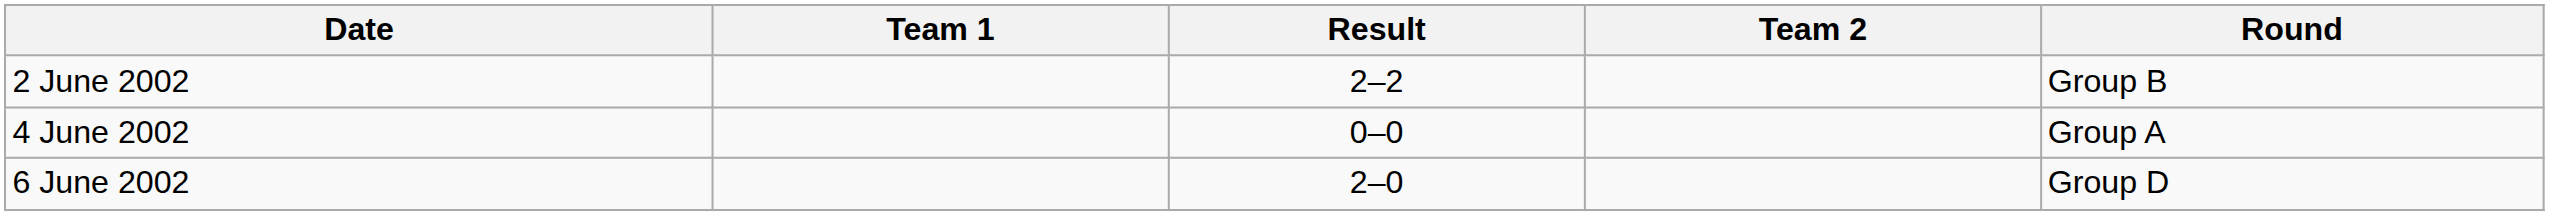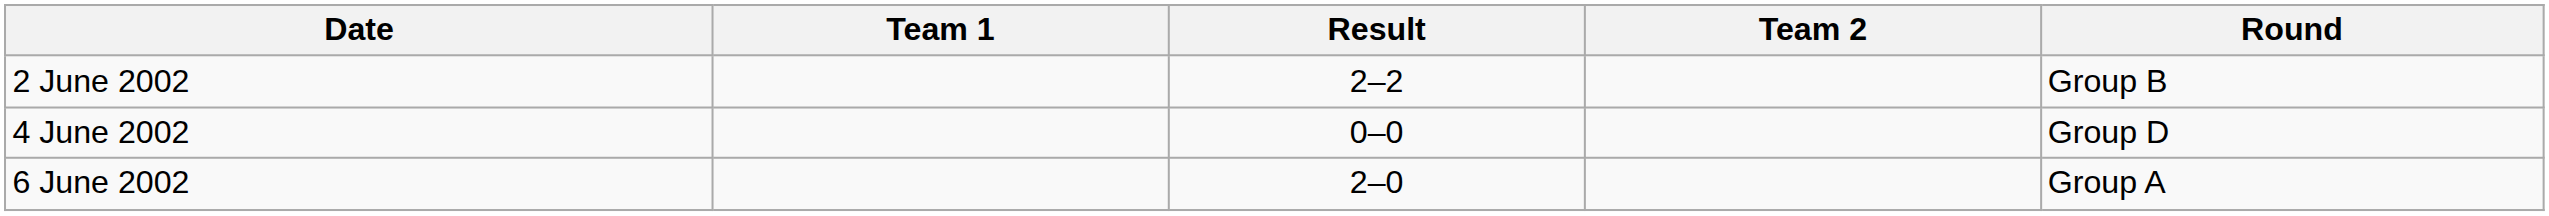(2107, 132) Group A -> (2109, 132) Group D
(2109, 183) Group D -> (2107, 183) Group A
